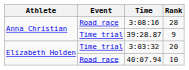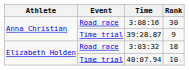(174, 22) 28 -> (174, 22) 30
(101, 47) Time trial -> (99, 47) Road race
(174, 47) 20 -> (174, 47) 18
(99, 59) Road race -> (101, 59) Time trial
